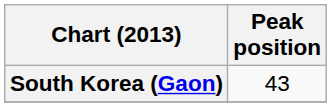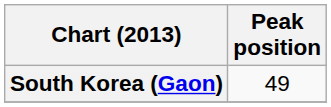(277, 83) 43 -> (277, 83) 49
